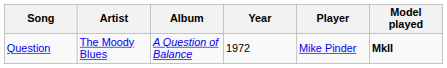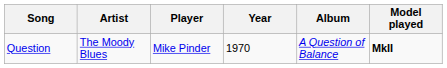columns swapped: (187, 19) <-> (333, 19)
(238, 48) 1972 -> (238, 48) 1970
